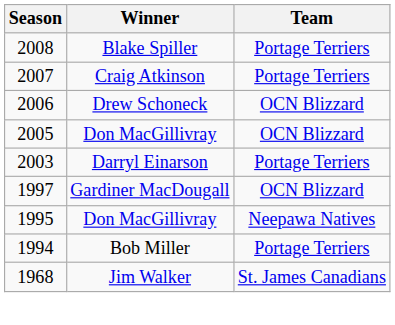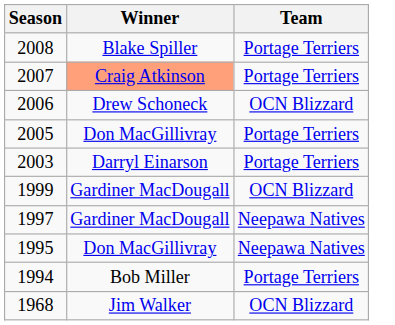(150, 76) no background -> (150, 76) lightsalmon background
(312, 133) OCN Blizzard -> (301, 133) Portage Terriers
+ row: (35, 190)
(312, 190) OCN Blizzard -> (301, 219) Neepawa Natives
(312, 276) St. James Canadians -> (301, 305) OCN Blizzard
